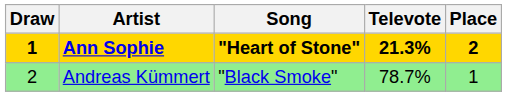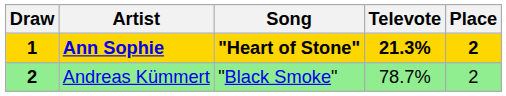(32, 76) normal -> (32, 76) bold
(473, 76) 1 -> (473, 76) 2
